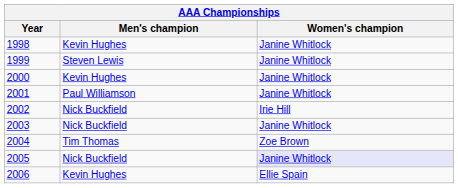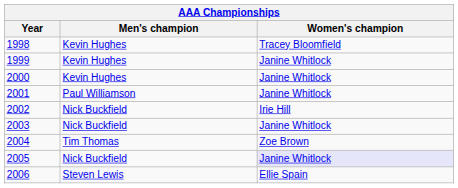(295, 45) Janine Whitlock -> (300, 45) Tracey Bloomfield
(93, 61) Steven Lewis -> (94, 61) Kevin Hughes
(94, 175) Kevin Hughes -> (93, 175) Steven Lewis
